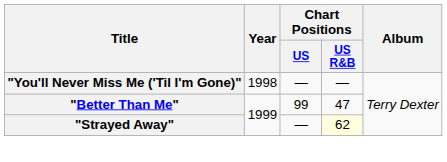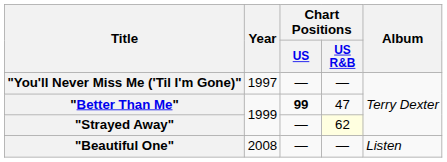(262, 83) 1998 -> (262, 83) 1997
(301, 104) normal -> (301, 104) bold
+ row: (125, 146)
